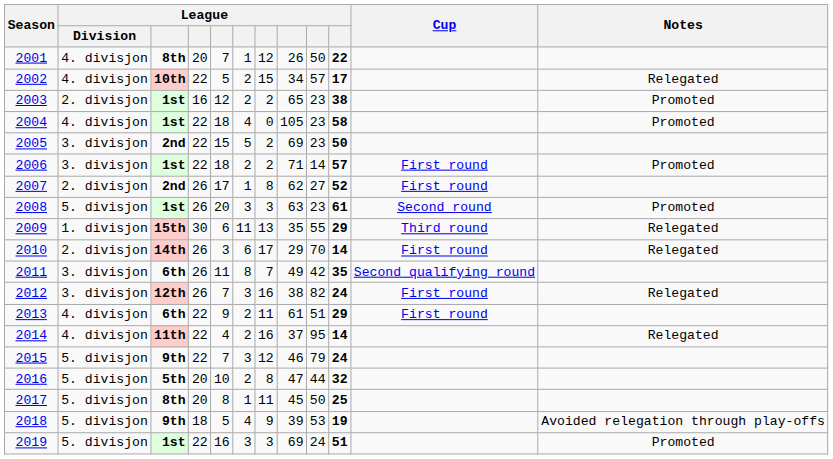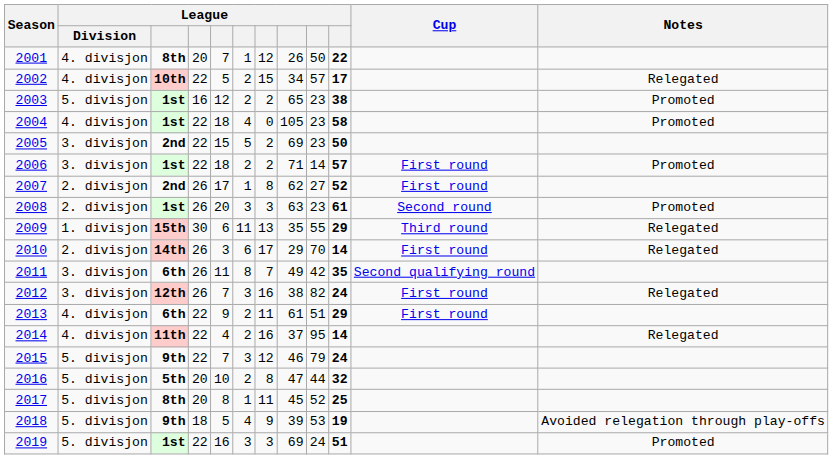(105, 101) 2. divisjon -> (105, 101) 5. divisjon
(105, 208) 5. divisjon -> (105, 208) 2. divisjon
(318, 400) 50 -> (318, 400) 52
